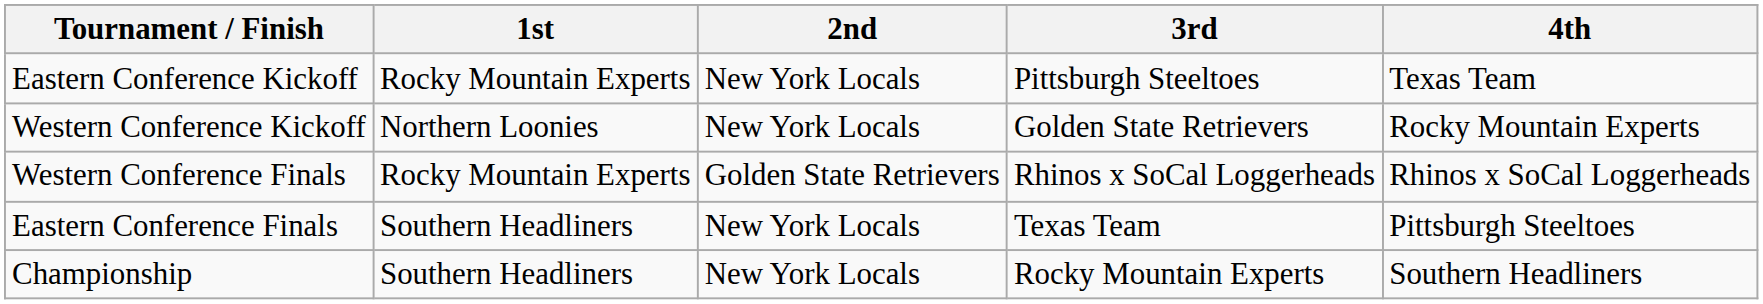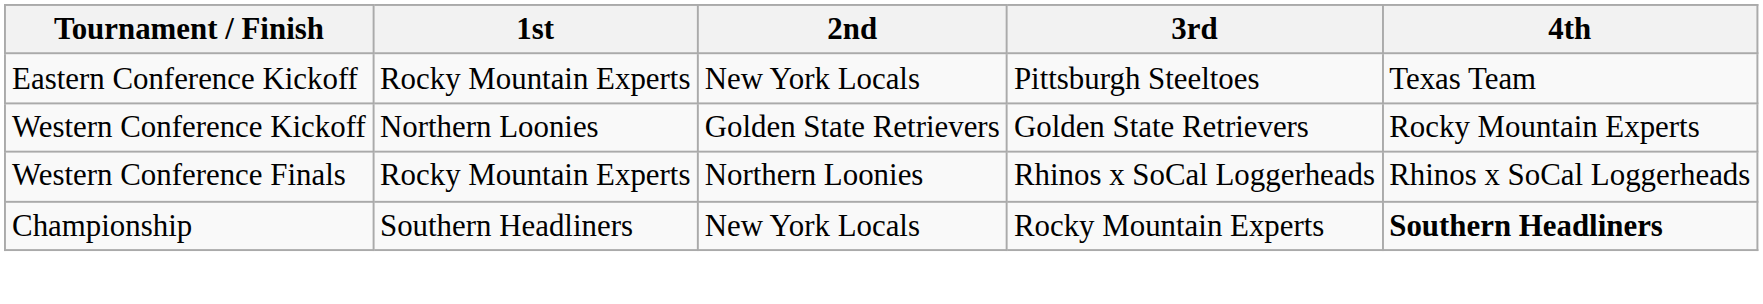(812, 126) New York Locals -> (852, 126) Golden State Retrievers
(852, 175) Golden State Retrievers -> (814, 175) Northern Loonies
- row: (175, 224)
(1516, 273) normal -> (1526, 224) bold
